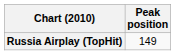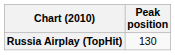(148, 41) 149 -> (148, 41) 130
